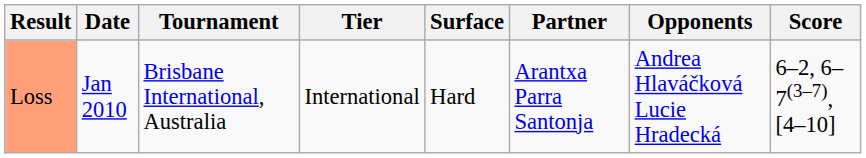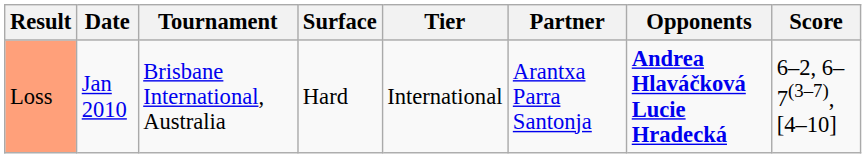columns swapped: (362, 22) <-> (467, 22)
(689, 96) normal -> (689, 96) bold
